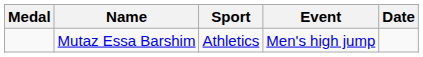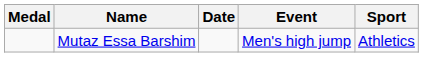columns swapped: (231, 17) <-> (399, 17)
